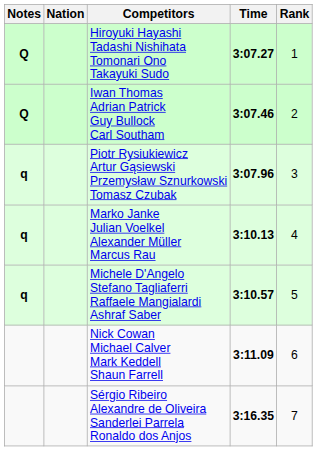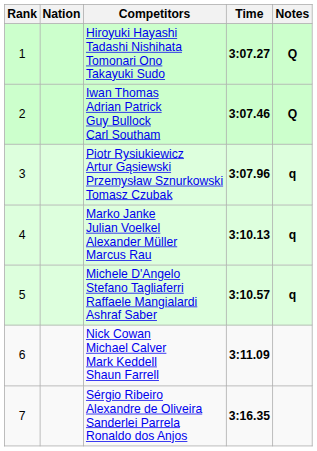columns swapped: (294, 14) <-> (24, 14)
